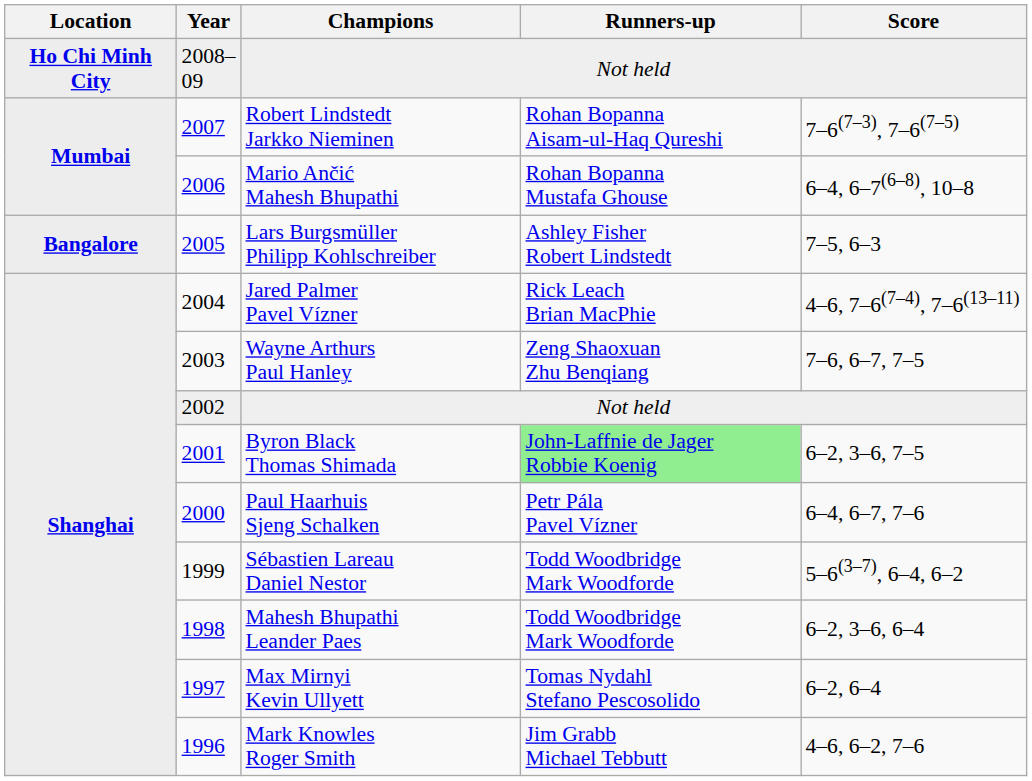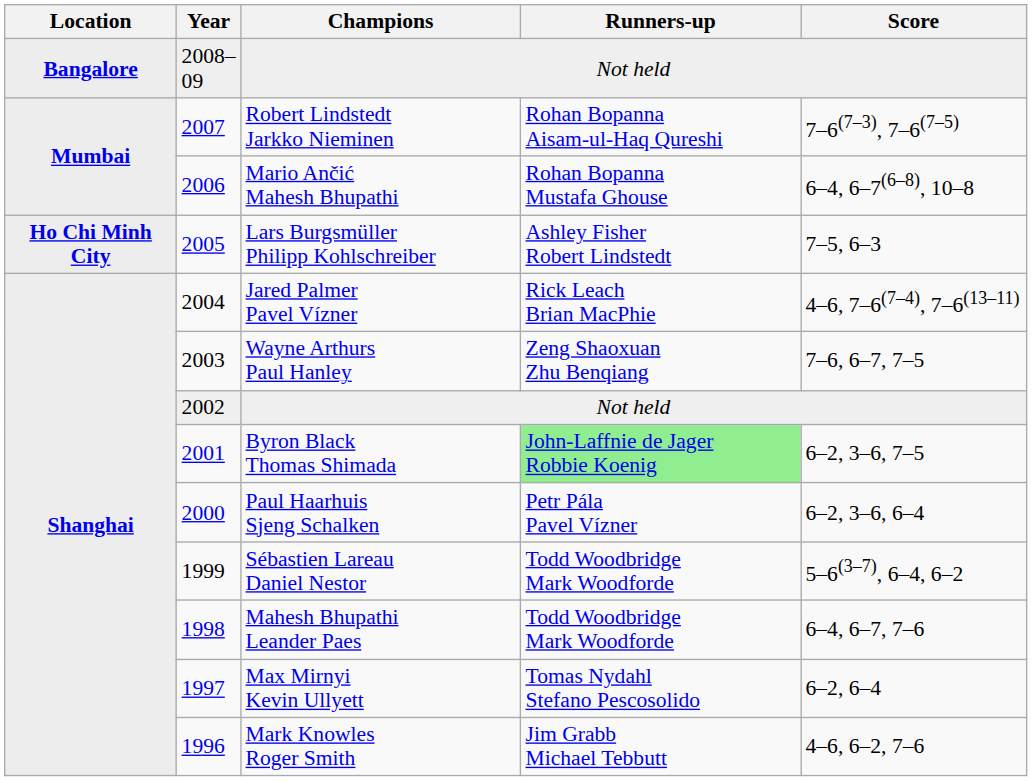(91, 68) Ho Chi Minh City -> (91, 68) Bangalore
(91, 243) Bangalore -> (91, 243) Ho Chi Minh City
(865, 512) 6–4, 6–7, 7–6 -> (865, 512) 6–2, 3–6, 6–4
(865, 629) 6–2, 3–6, 6–4 -> (865, 629) 6–4, 6–7, 7–6
